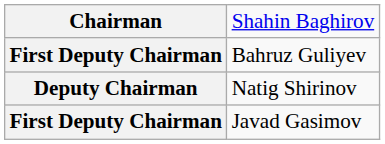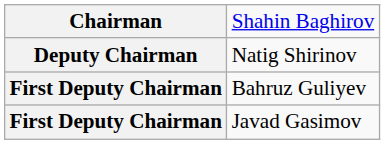rows swapped: (299, 54) <-> (294, 88)
